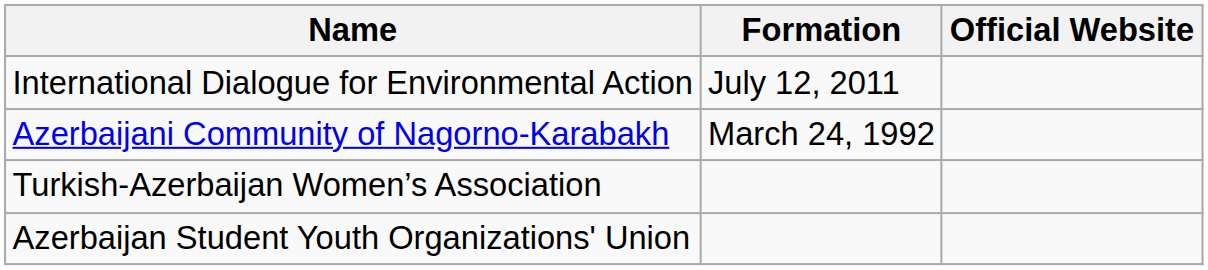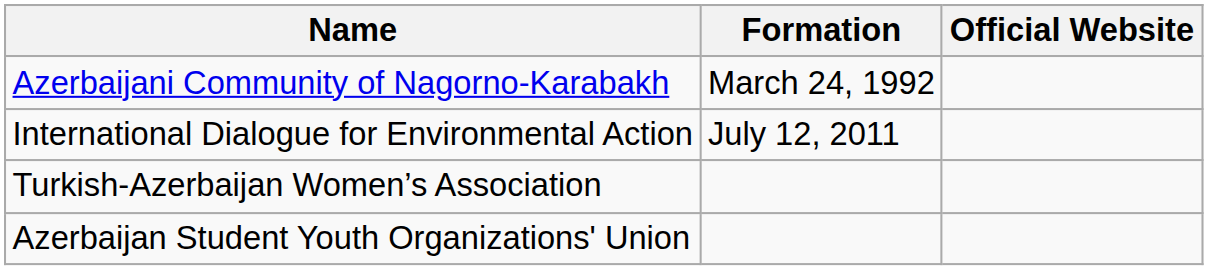rows swapped: (341, 133) <-> (353, 82)
